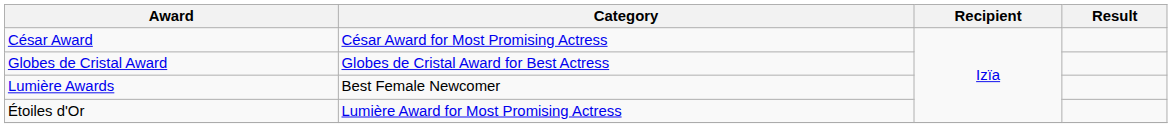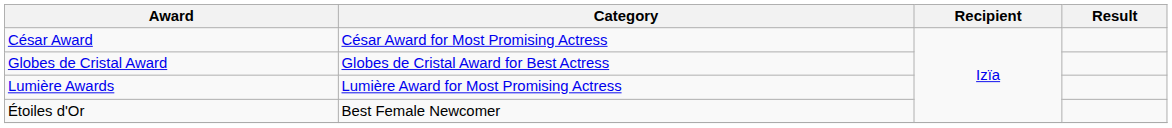(421, 87) Best Female Newcomer -> (482, 87) Lumière Award for Most Promising Actress
(482, 110) Lumière Award for Most Promising Actress -> (421, 110) Best Female Newcomer
